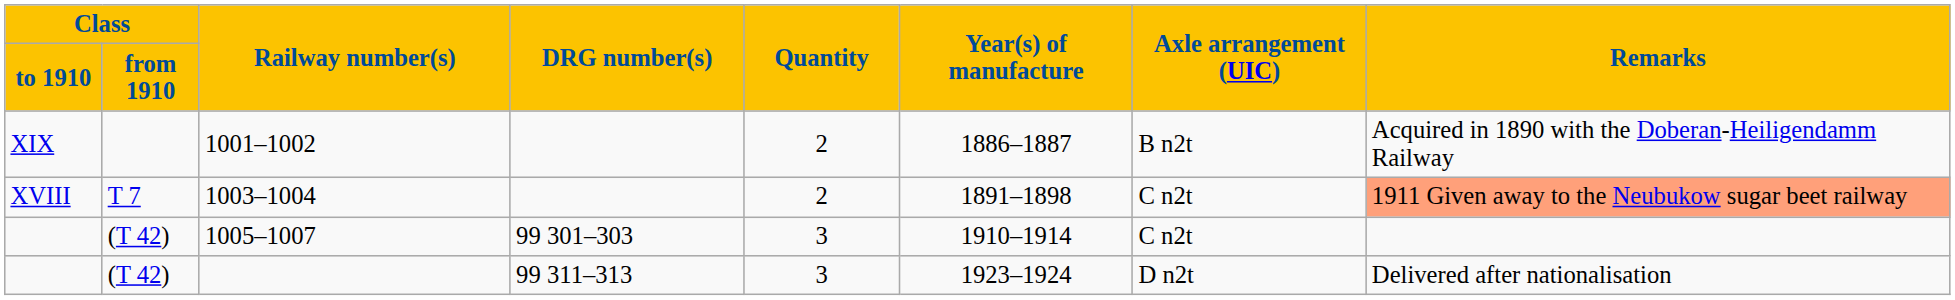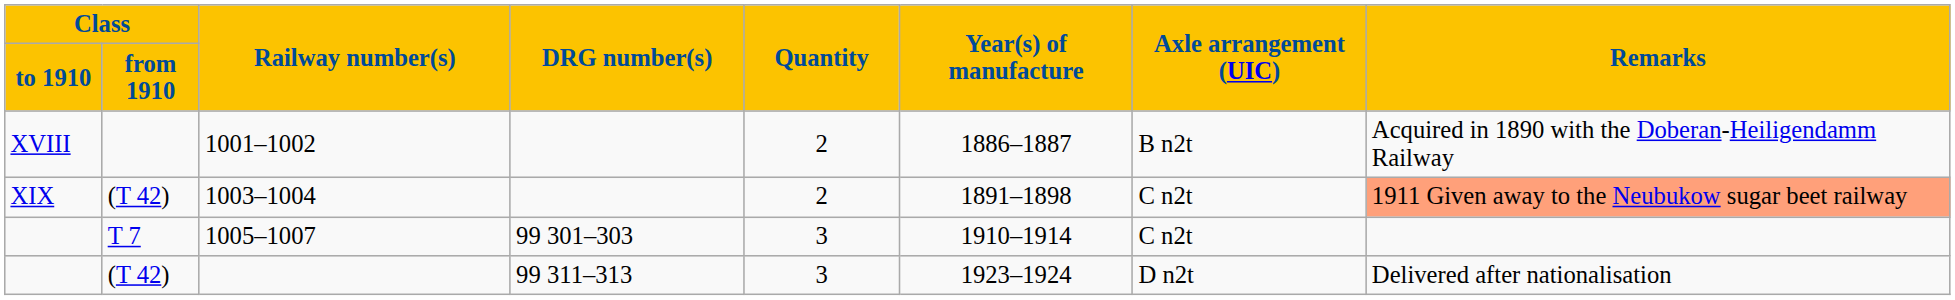(32, 143) XIX -> (41, 143) XVIII
(41, 196) XVIII -> (32, 196) XIX
(124, 196) T 7 -> (139, 196) (T 42)
(139, 235) (T 42) -> (124, 235) T 7
